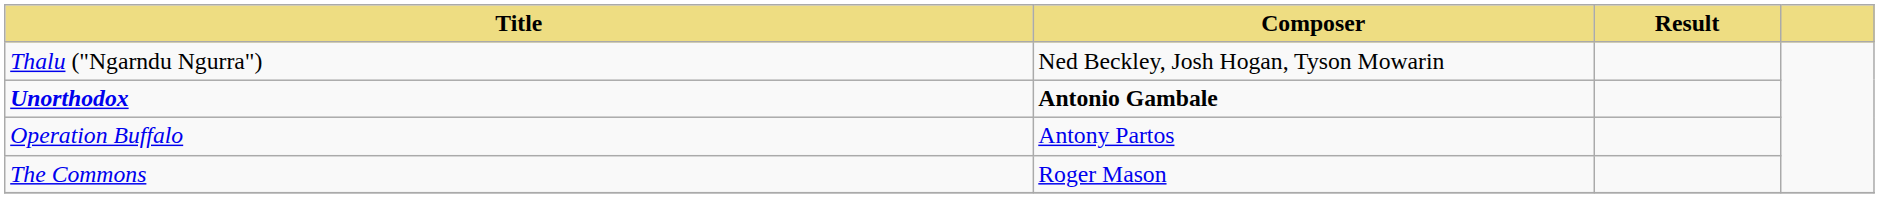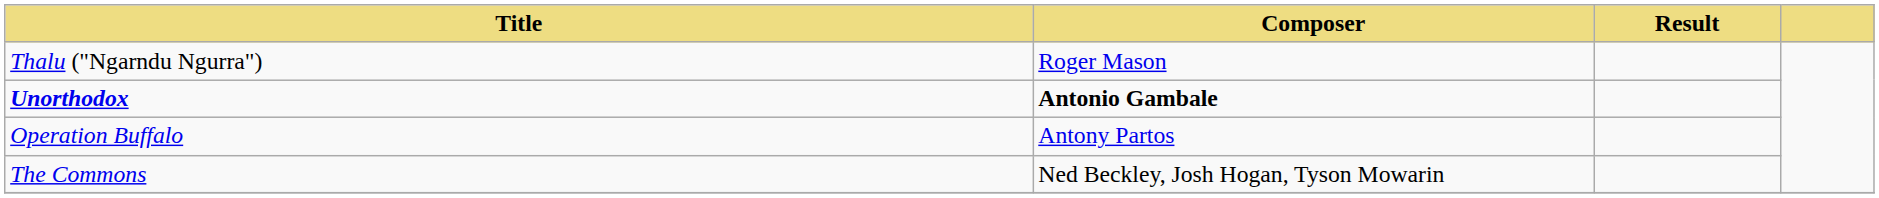(1241, 60) Ned Beckley, Josh Hogan, Tyson Mowarin -> (1102, 60) Roger Mason
(1102, 173) Roger Mason -> (1241, 173) Ned Beckley, Josh Hogan, Tyson Mowarin
